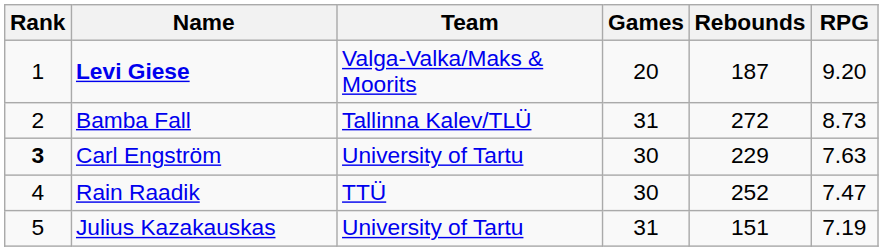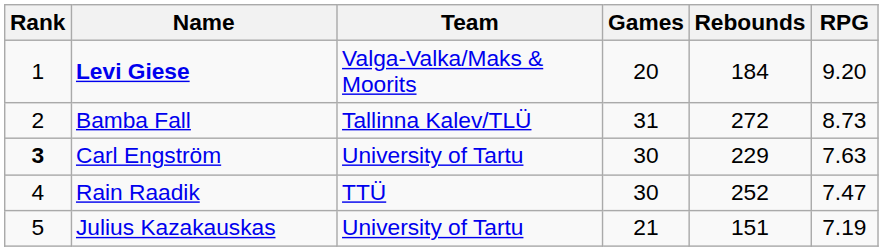(750, 71) 187 -> (750, 71) 184
(646, 228) 31 -> (646, 228) 21
